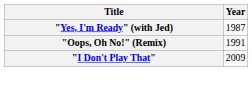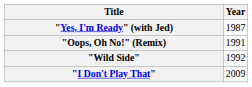+ row: (114, 58)
